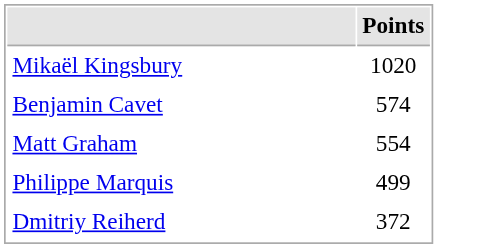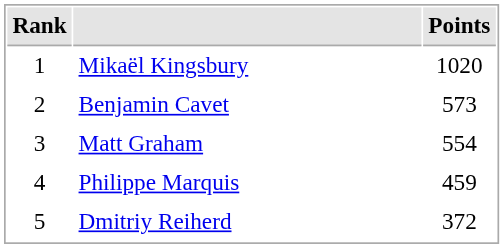+ column: (40, 25)
(393, 105) 574 -> (459, 105) 573
(393, 182) 499 -> (459, 182) 459
